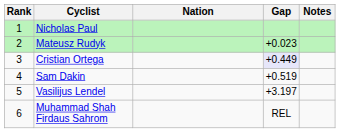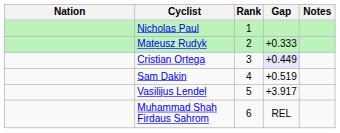columns swapped: (19, 12) <-> (198, 12)
(281, 44) +0.023 -> (281, 44) +0.333
(281, 92) +3.197 -> (281, 92) +3.917
